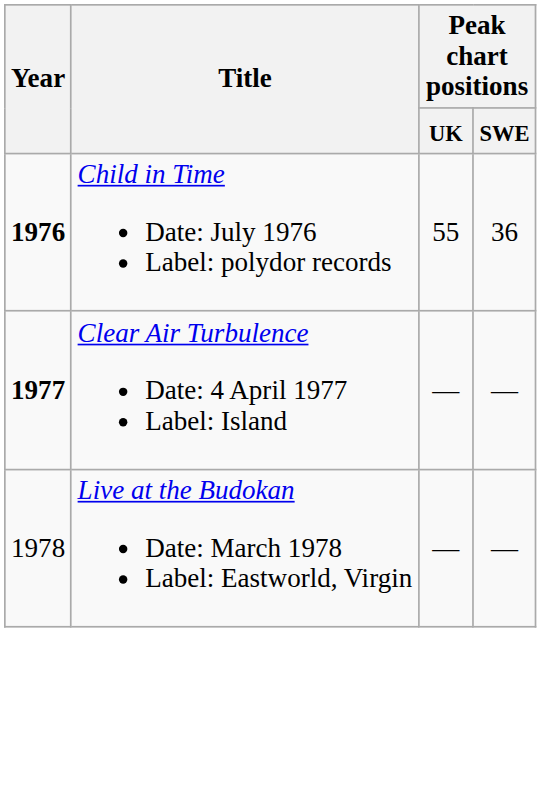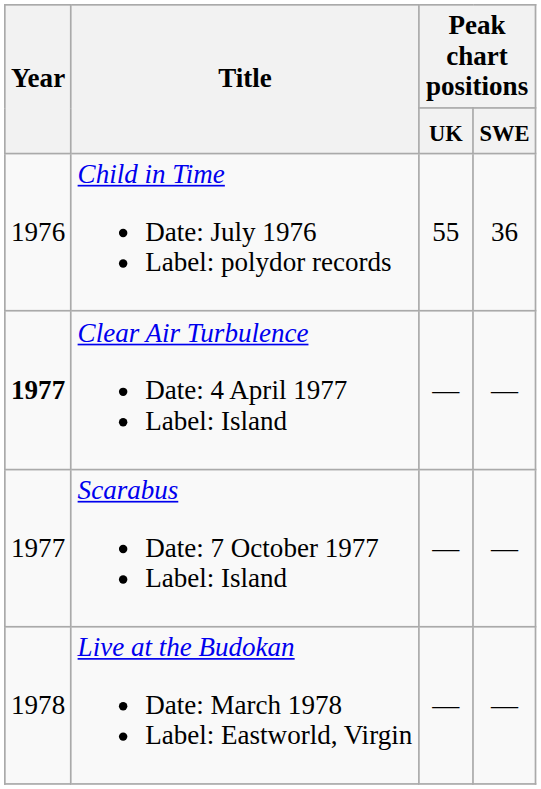(38, 232) bold -> (38, 232) normal
+ row: (245, 534)
